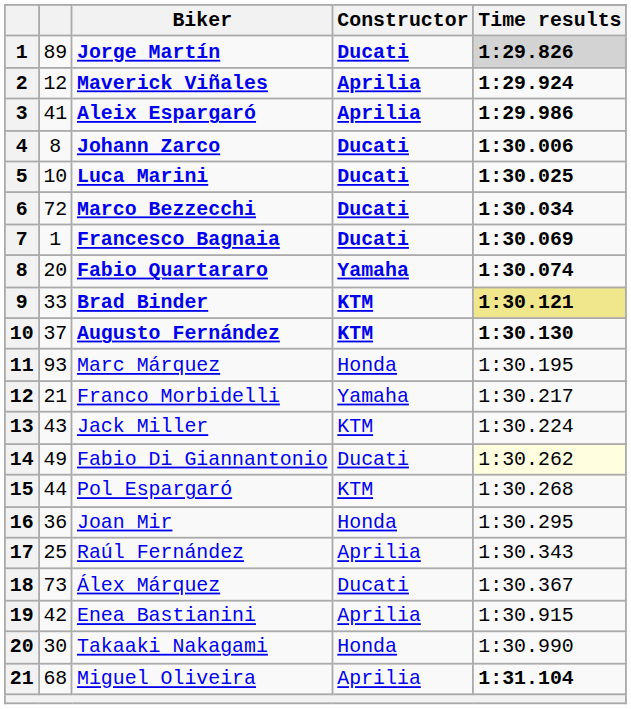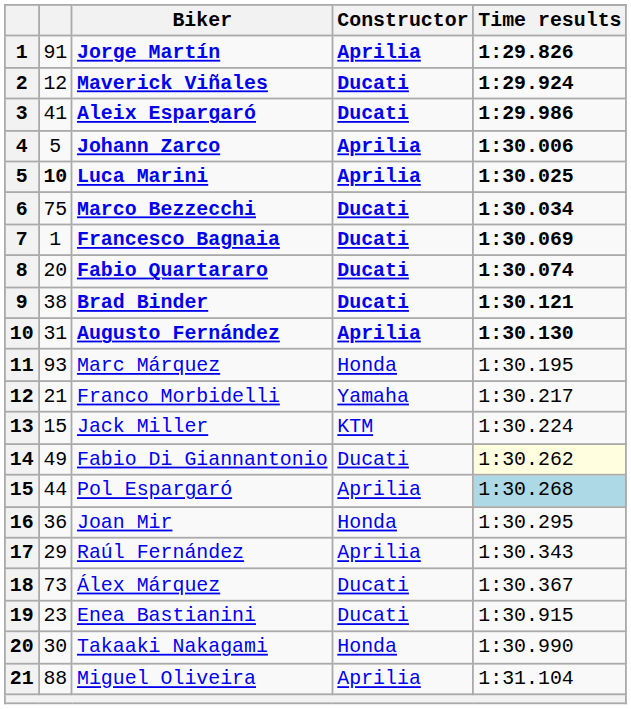(55, 52) 89 -> (55, 52) 91
(373, 52) Ducati -> (379, 52) Aprilia
(526, 52) lightgrey background -> (526, 52) no background
(379, 83) Aprilia -> (373, 83) Ducati
(379, 115) Aprilia -> (373, 115) Ducati
(55, 146) 8 -> (55, 146) 5
(373, 146) Ducati -> (379, 146) Aprilia
(55, 177) normal -> (55, 177) bold
(373, 177) Ducati -> (379, 177) Aprilia
(55, 209) 72 -> (55, 209) 75
(373, 271) Yamaha -> (373, 271) Ducati
(55, 303) 33 -> (55, 303) 38
(355, 303) KTM -> (373, 303) Ducati
(526, 303) khaki background -> (526, 303) no background
(55, 334) 37 -> (55, 334) 31
(355, 334) KTM -> (379, 334) Aprilia
(55, 428) 43 -> (55, 428) 15
(355, 491) KTM -> (379, 491) Aprilia
(526, 491) no background -> (526, 491) lightblue background
(55, 553) 25 -> (55, 553) 29
(55, 616) 42 -> (55, 616) 23
(379, 616) Aprilia -> (373, 616) Ducati
(55, 679) 68 -> (55, 679) 88
(526, 679) bold -> (526, 679) normal
